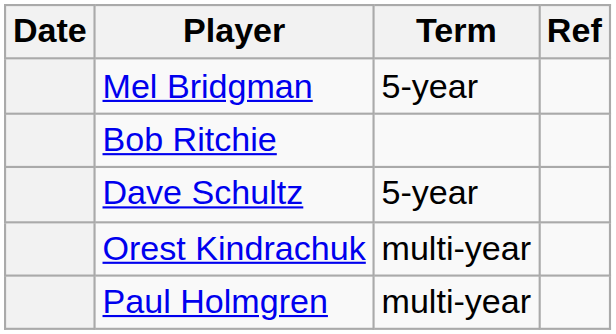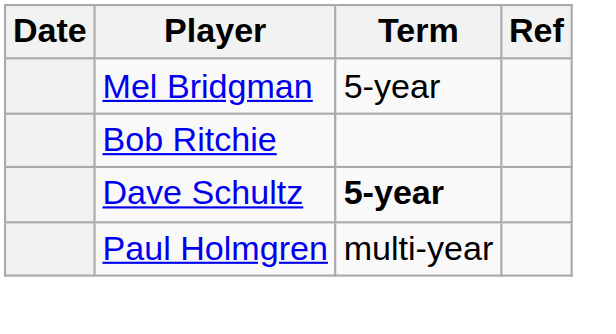(430, 193) normal -> (394, 193) bold
- row: (234, 247)
